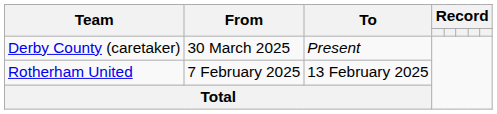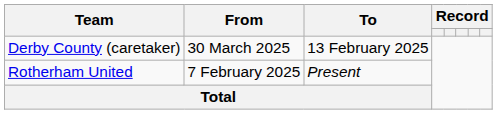(334, 48) Present -> (368, 48) 13 February 2025
(368, 72) 13 February 2025 -> (334, 72) Present
